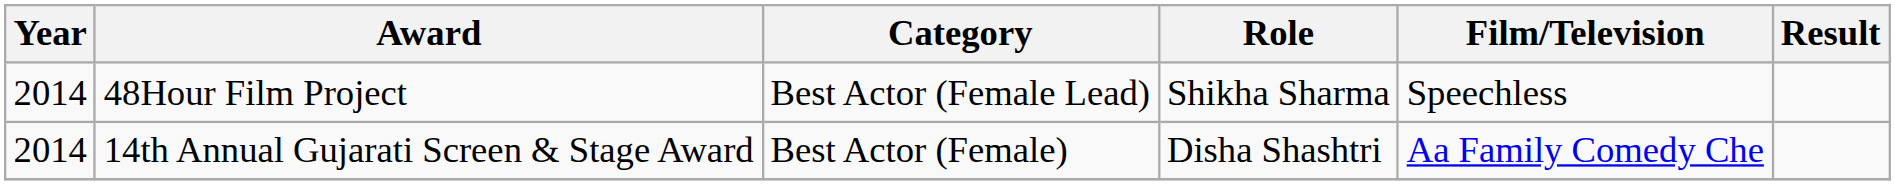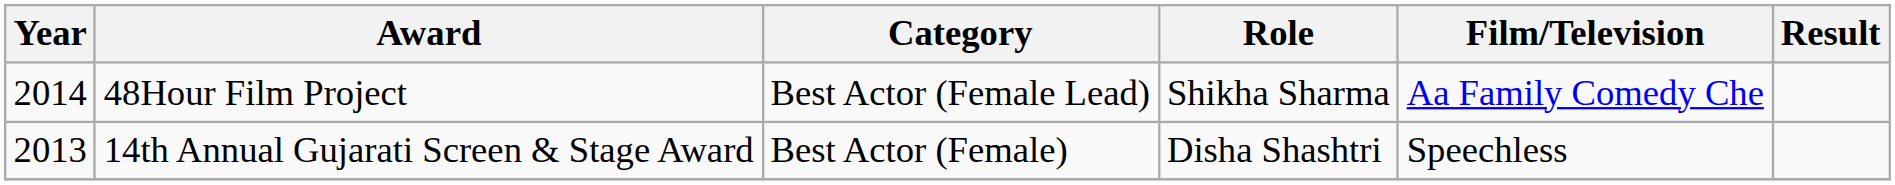(1487, 91) Speechless -> (1585, 91) Aa Family Comedy Che
(50, 149) 2014 -> (50, 149) 2013
(1585, 149) Aa Family Comedy Che -> (1487, 149) Speechless
